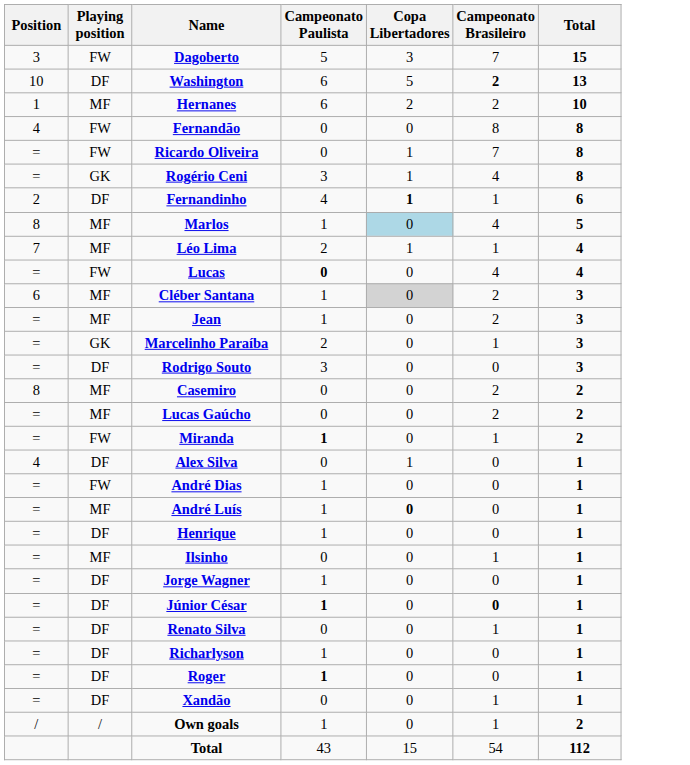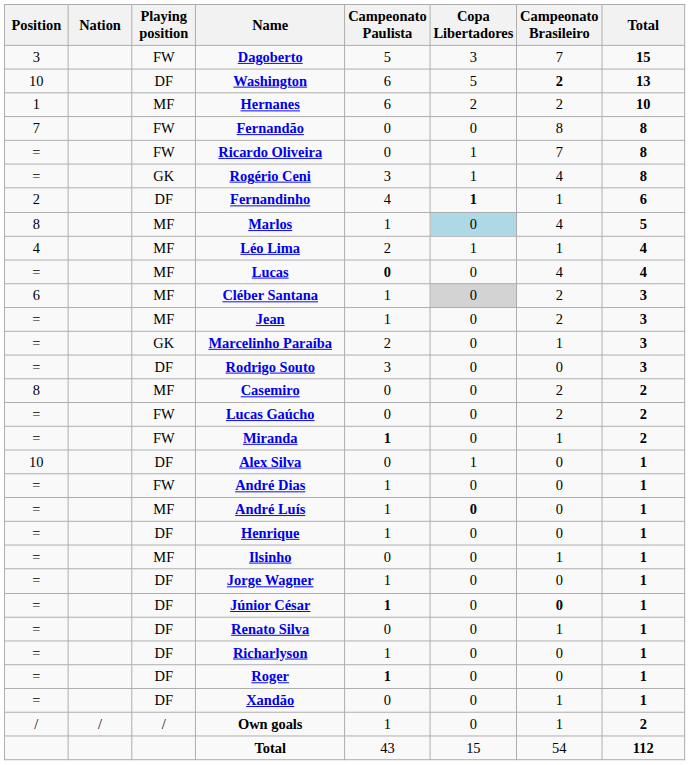+ column: (100, 25)
(36, 128) 4 -> (36, 128) 7
(36, 247) 7 -> (36, 247) 4
(100, 271) FW -> (164, 271) MF
(100, 414) MF -> (164, 414) FW
(36, 462) 4 -> (36, 462) 10
